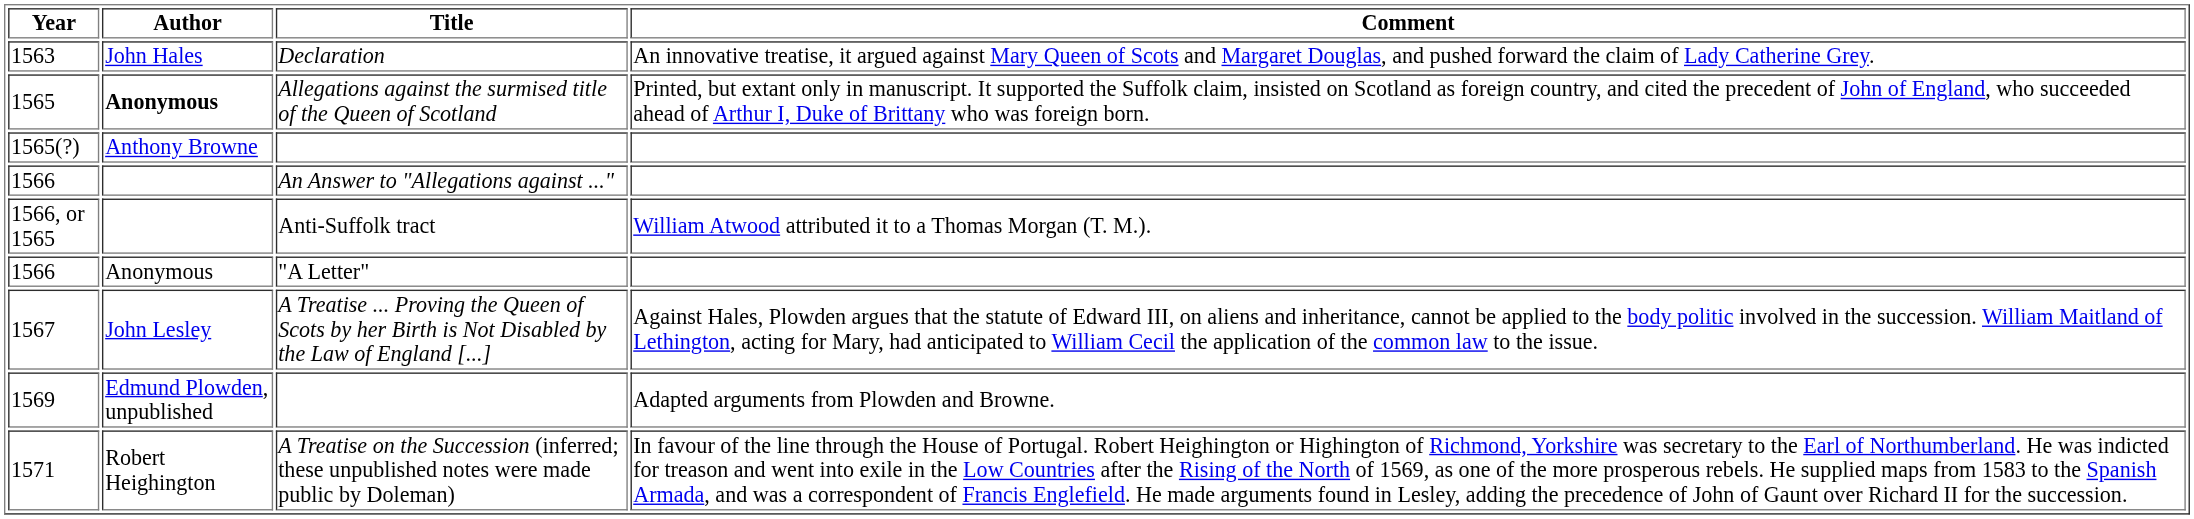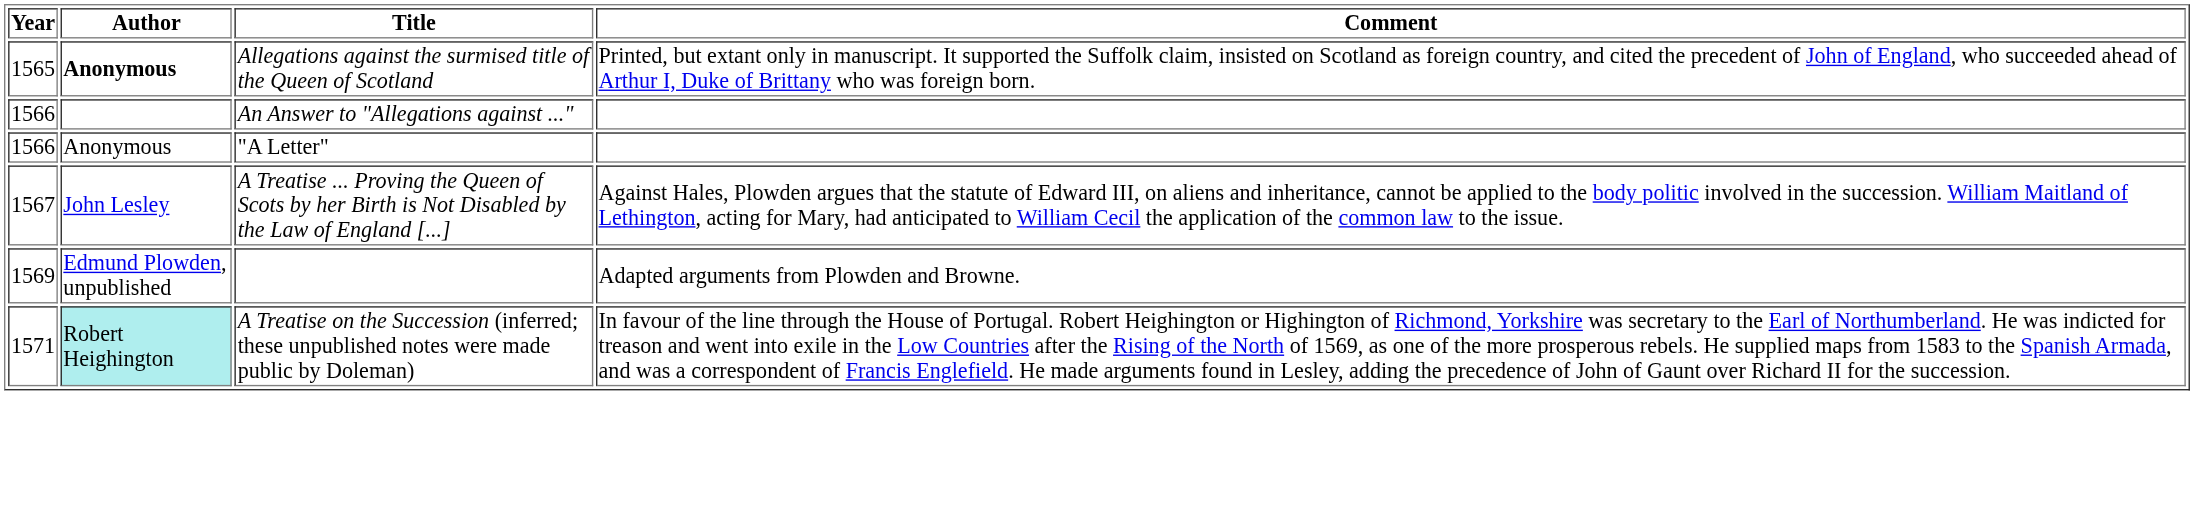- row: (33, 56)
- row: (45, 147)
- row: (48, 225)
(160, 470) no background -> (119, 346) paleturquoise background
